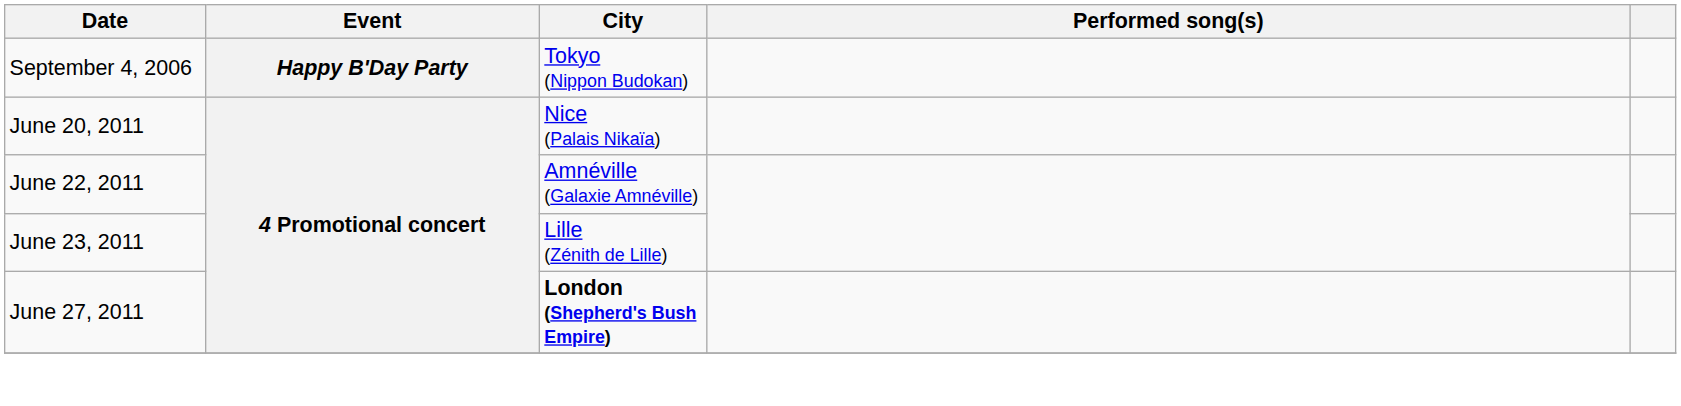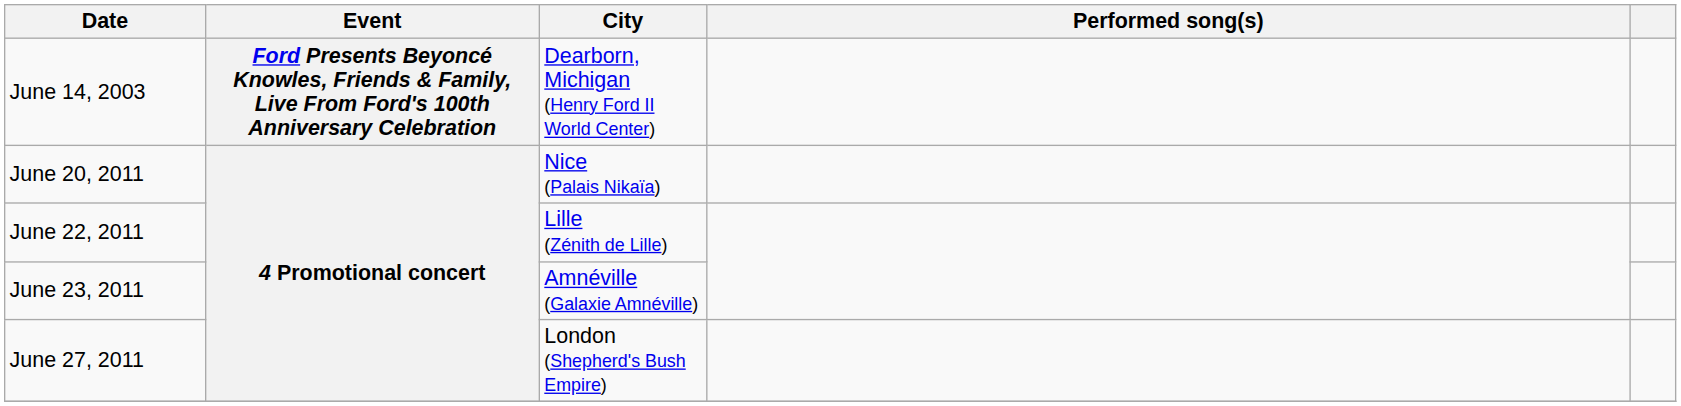+ row: (78, 91)
- row: (101, 67)
(621, 183) Amnéville (Galaxie Amnéville) -> (606, 232) Lille (Zénith de Lille)
(606, 241) Lille (Zénith de Lille) -> (621, 290) Amnéville (Galaxie Amnéville)
(620, 312) bold -> (615, 360) normal
